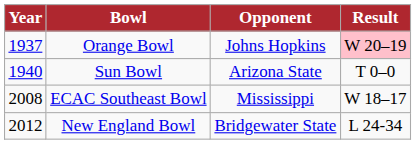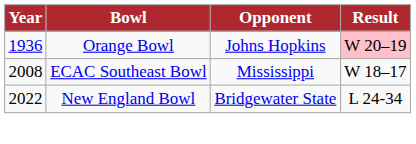(25, 44) 1937 -> (25, 44) 1936
- row: (128, 71)
(25, 125) 2012 -> (25, 98) 2022
